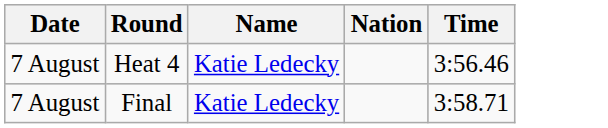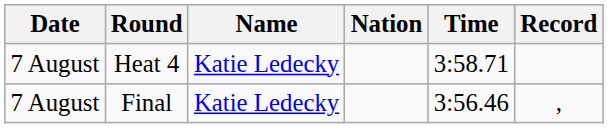+ column: (559, 24)
(471, 63) 3:56.46 -> (471, 63) 3:58.71
(471, 102) 3:58.71 -> (471, 102) 3:56.46
